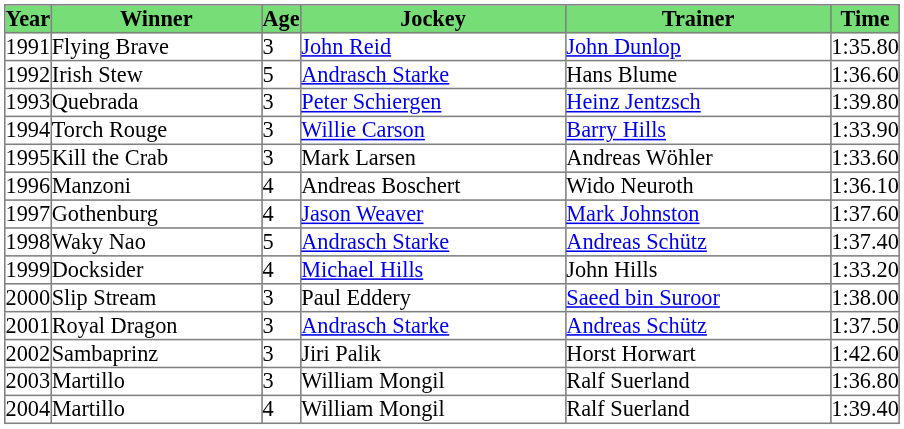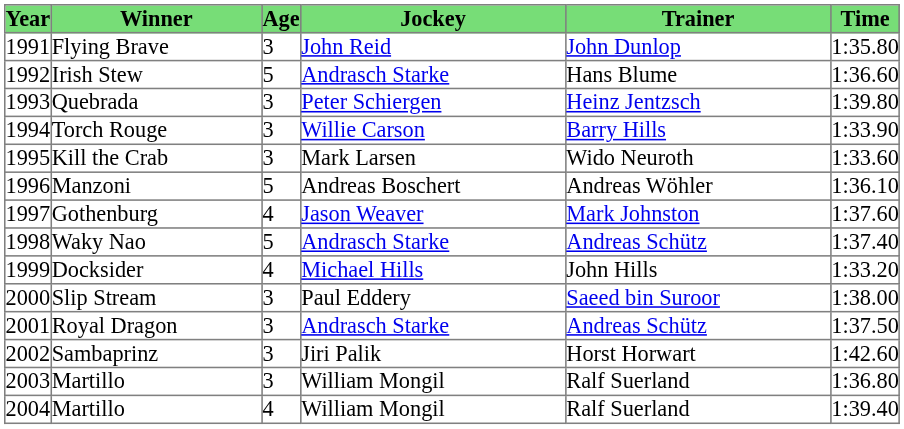(639, 157) Andreas Wöhler -> (630, 157) Wido Neuroth
(268, 185) 4 -> (268, 185) 5
(630, 185) Wido Neuroth -> (639, 185) Andreas Wöhler
